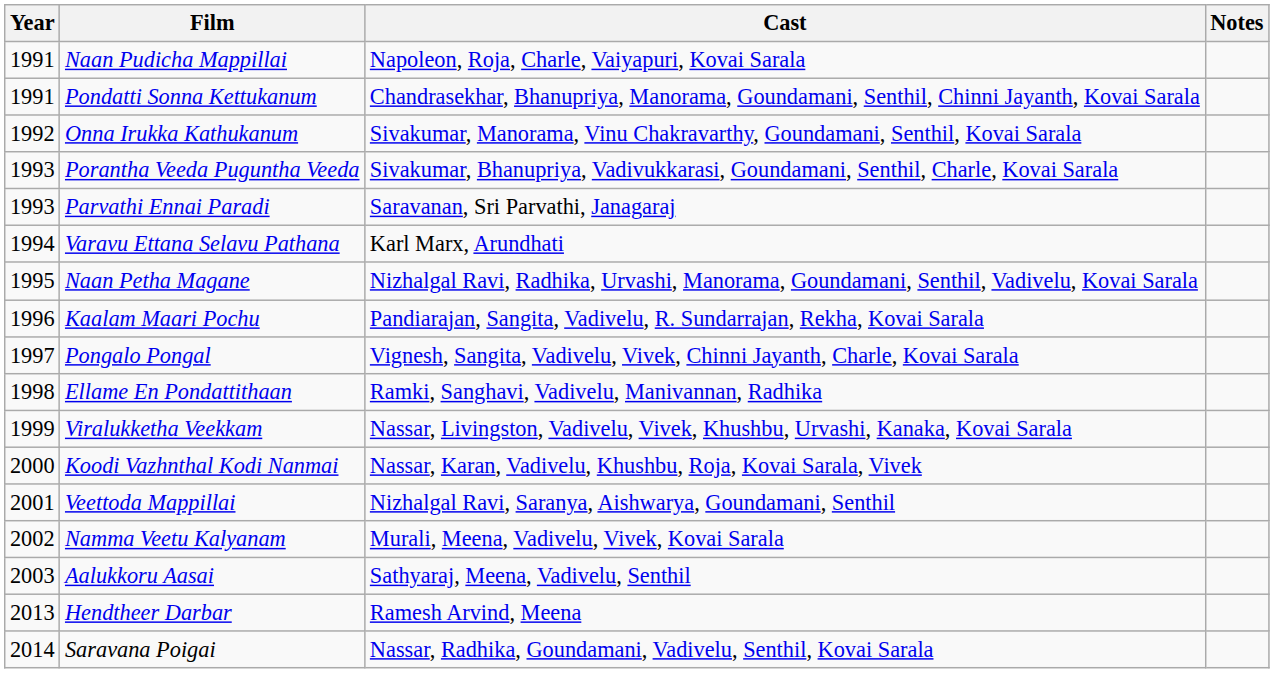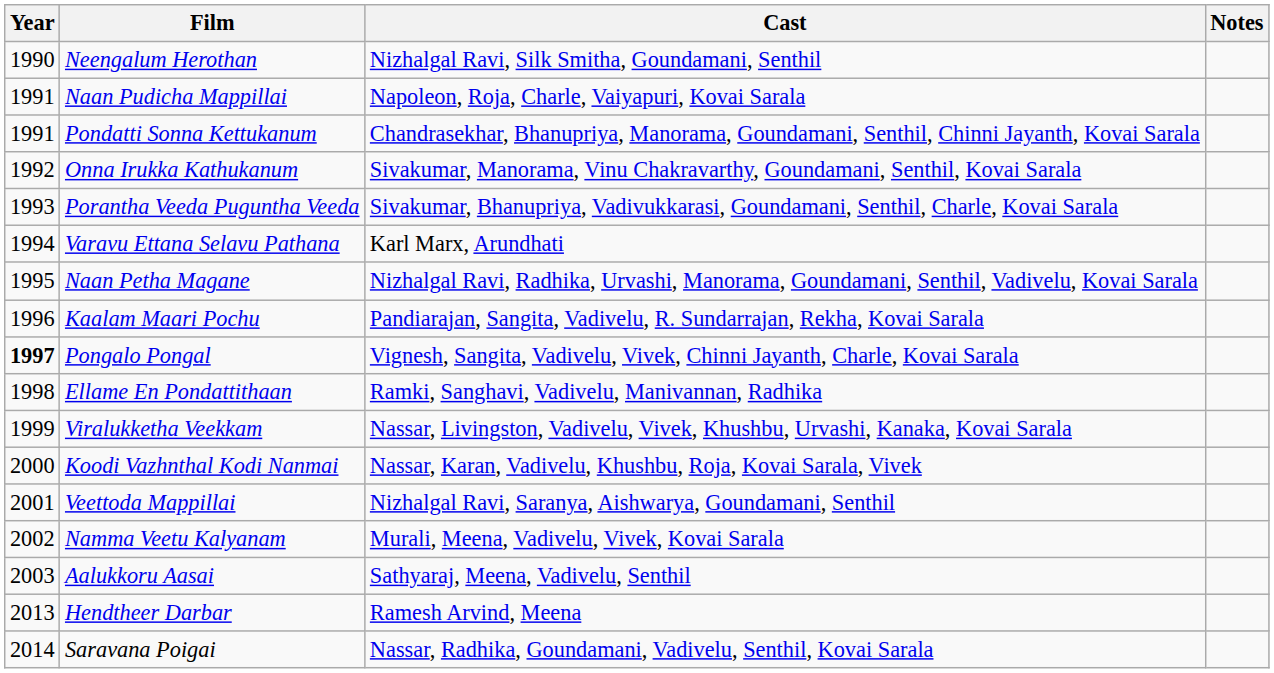+ row: (161, 59)
- row: (167, 207)
(32, 354) normal -> (32, 354) bold
